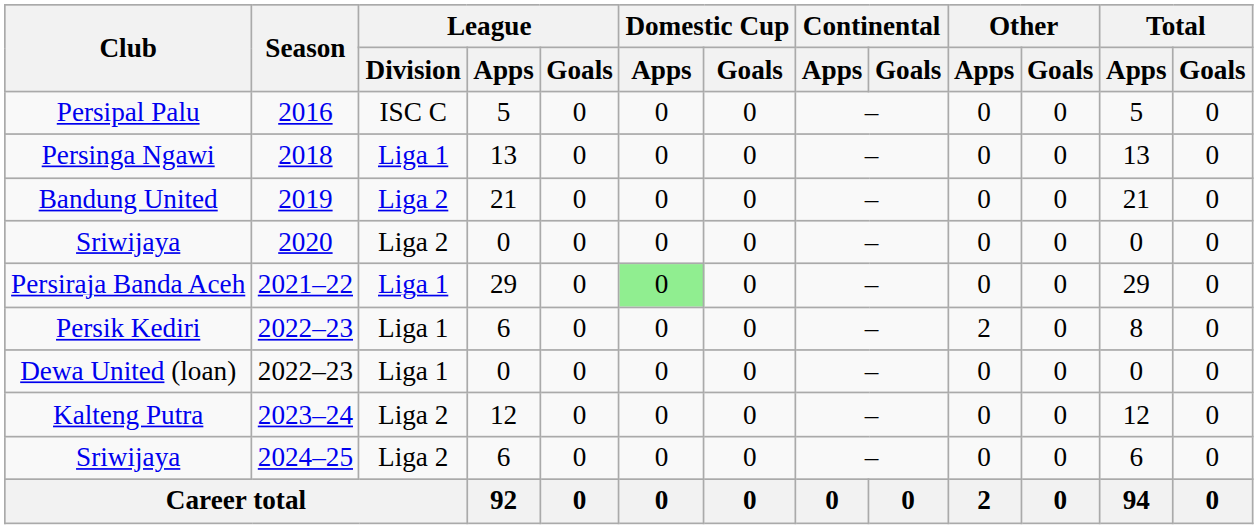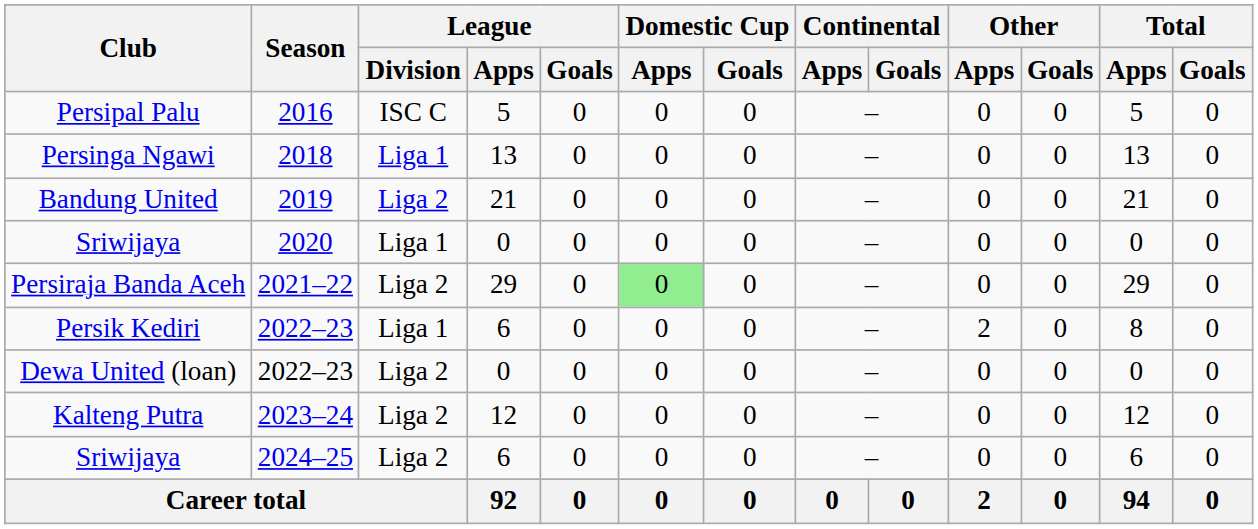(413, 241) Liga 2 -> (413, 241) Liga 1
(413, 284) Liga 1 -> (413, 284) Liga 2
(413, 371) Liga 1 -> (413, 371) Liga 2
